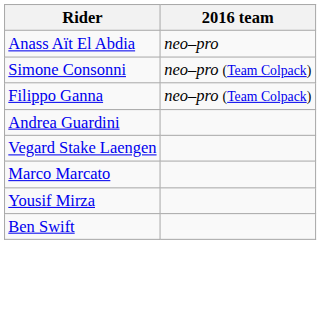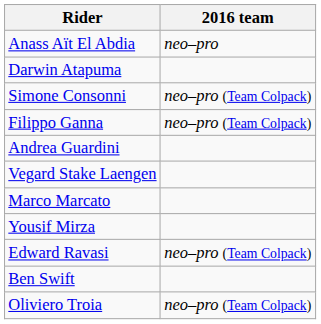+ row: (65, 69)
+ row: (58, 252)
+ row: (55, 305)
